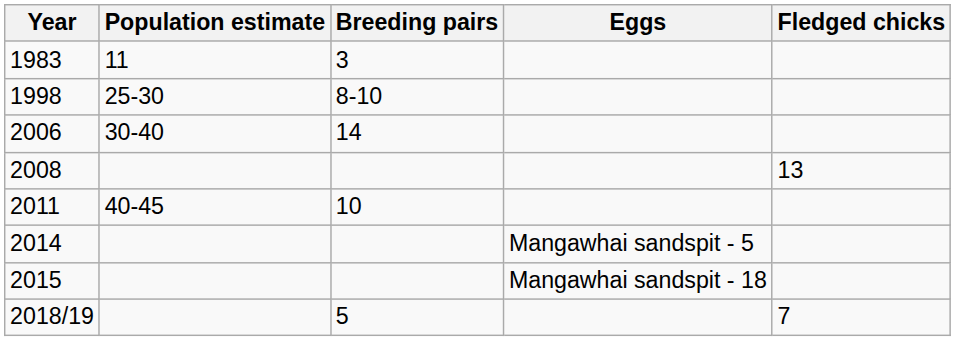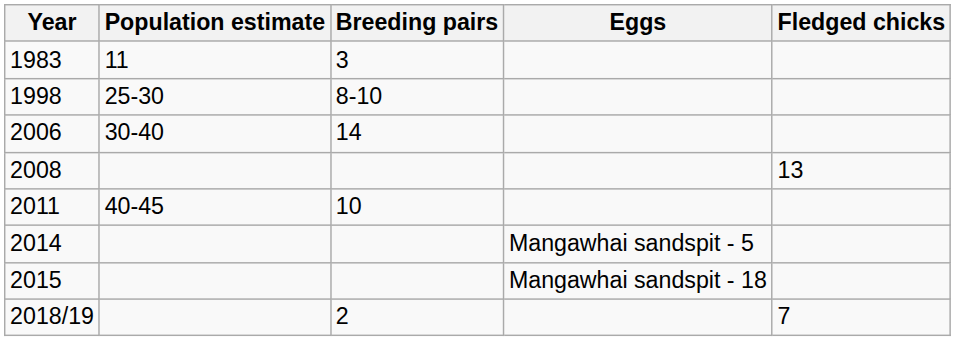(342, 317) 5 -> (342, 317) 2
